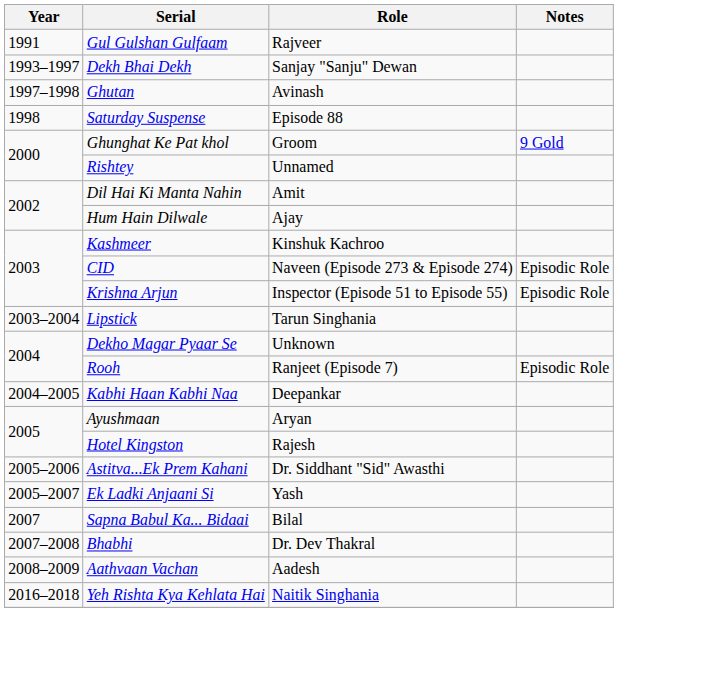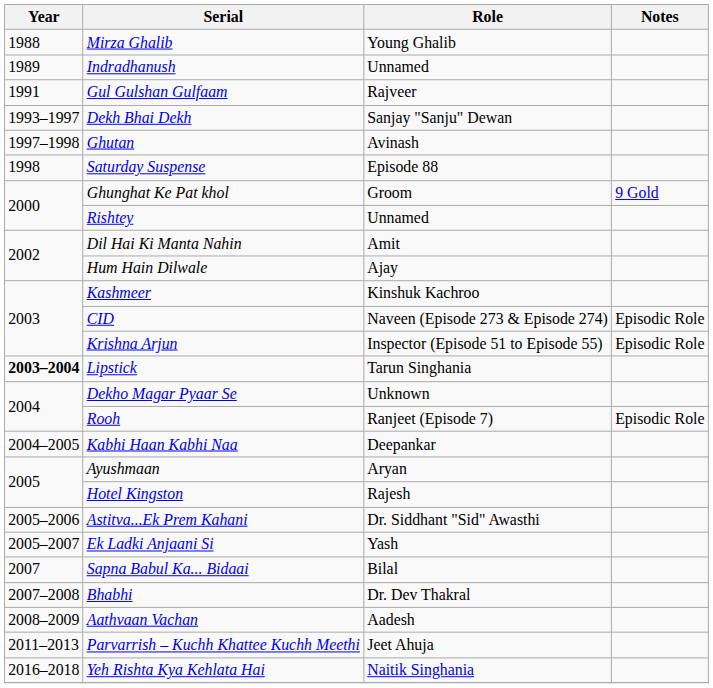+ row: (130, 42)
+ row: (131, 67)
(44, 318) normal -> (44, 368) bold
+ row: (223, 645)
